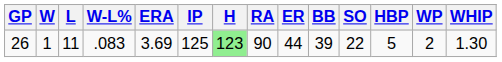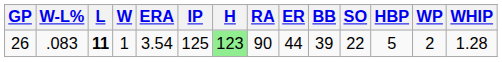columns swapped: (47, 17) <-> (109, 17)
(71, 43) normal -> (101, 43) bold
(157, 43) 3.69 -> (157, 43) 3.54
(471, 43) 1.30 -> (472, 43) 1.28
